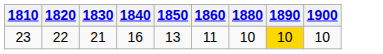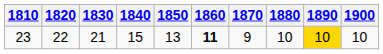+ column: (247, 15)
(135, 37) 16 -> (135, 37) 15
(210, 37) normal -> (210, 37) bold
